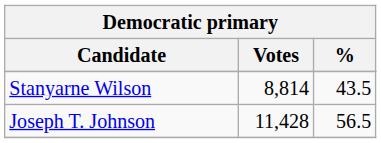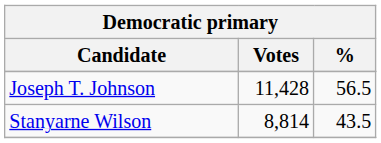rows swapped: (82, 121) <-> (80, 88)
